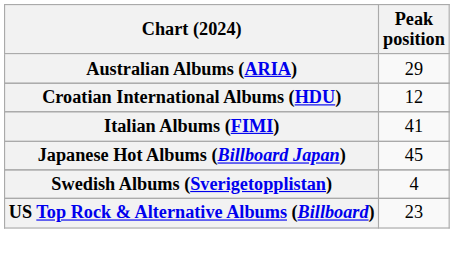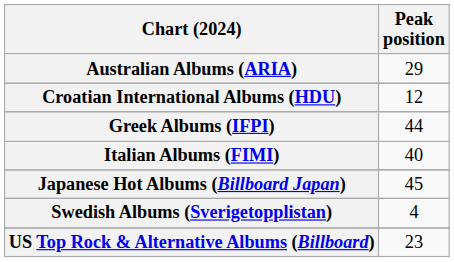+ row: (192, 126)
(414, 126) 41 -> (414, 155) 40
